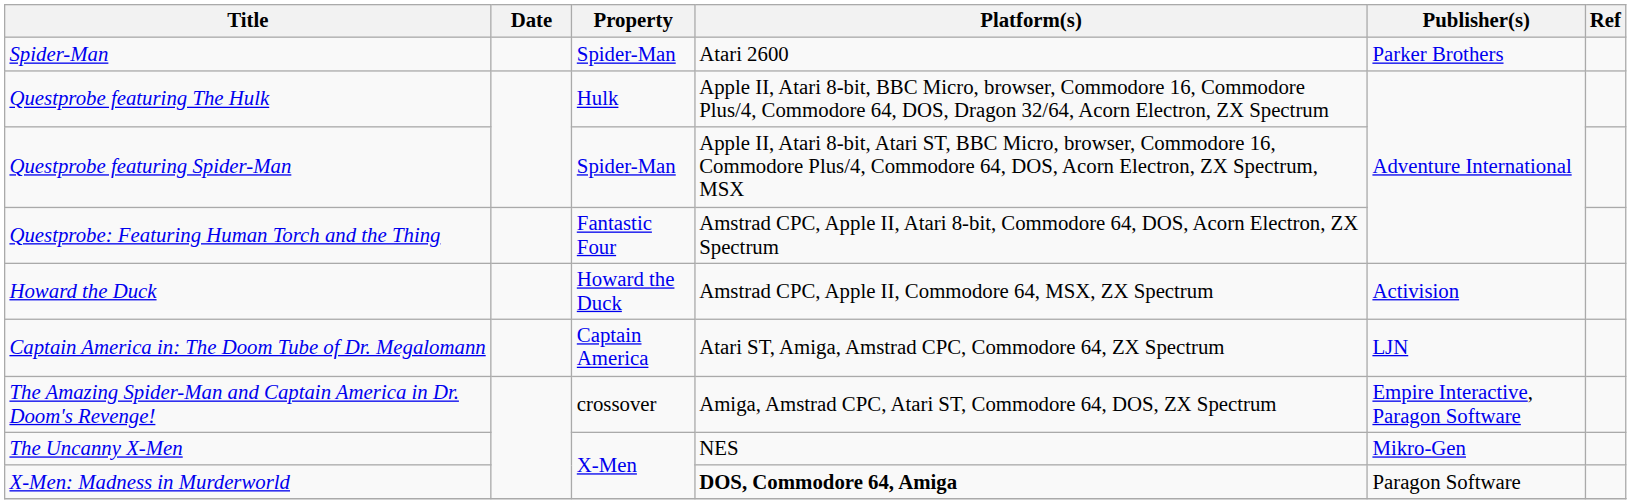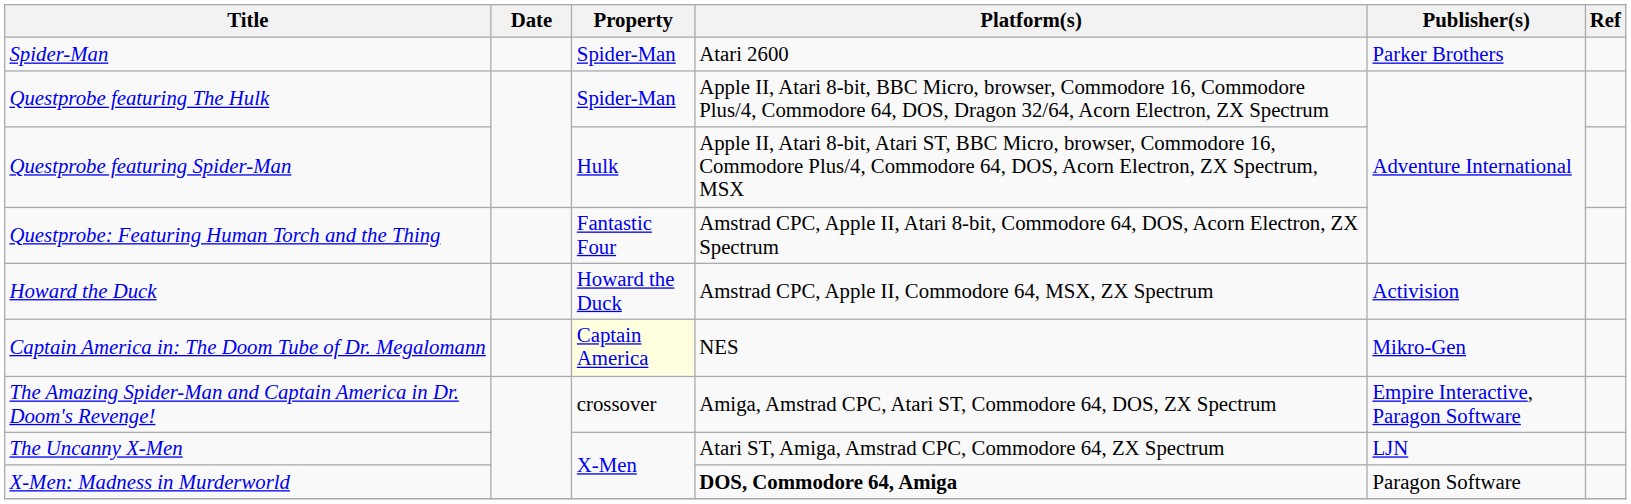(598, 98) Hulk -> (626, 98) Spider-Man
(626, 166) Spider-Man -> (598, 166) Hulk
(613, 347) no background -> (613, 347) lightyellow background
(962, 347) Atari ST, Amiga, Amstrad CPC, Commodore 64, ZX Spectrum -> (719, 347) NES
(1390, 347) LJN -> (1419, 347) Mikro-Gen
(719, 448) NES -> (962, 448) Atari ST, Amiga, Amstrad CPC, Commodore 64, ZX Spectrum
(1419, 448) Mikro-Gen -> (1390, 448) LJN
